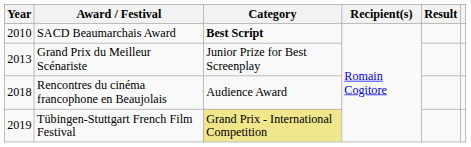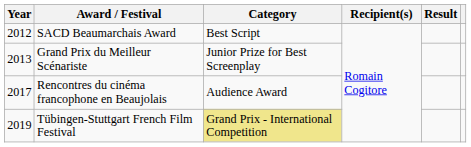(19, 33) 2010 -> (19, 33) 2012
(235, 33) bold -> (233, 33) normal
(19, 92) 2018 -> (19, 92) 2017
